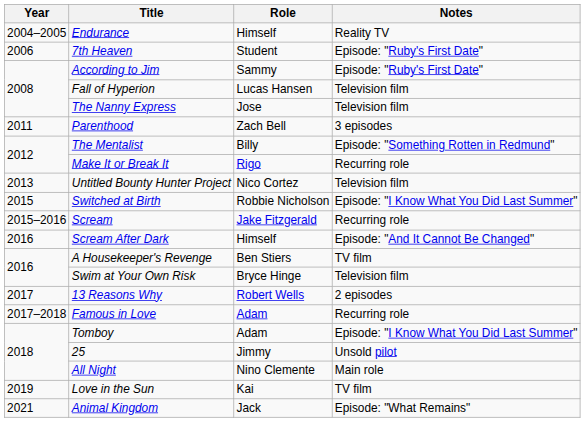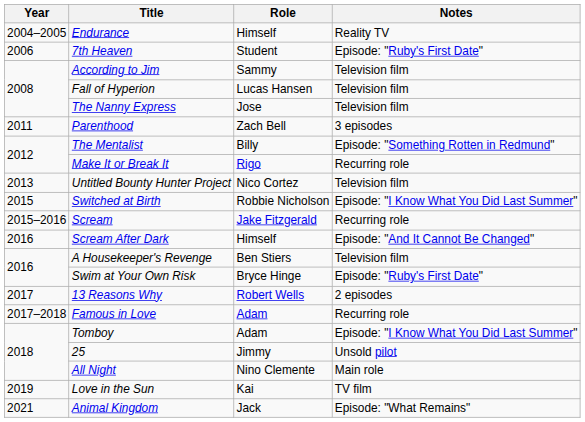(409, 70) Episode: "Ruby's First Date" -> (372, 70) Television film
(353, 257) TV film -> (372, 257) Television film
(372, 276) Television film -> (409, 276) Episode: "Ruby's First Date"
